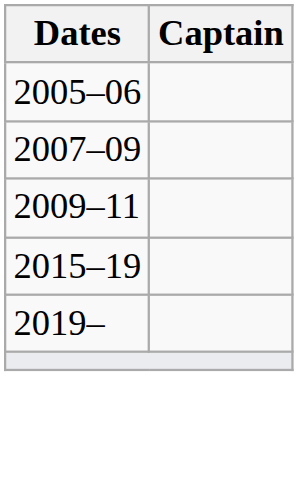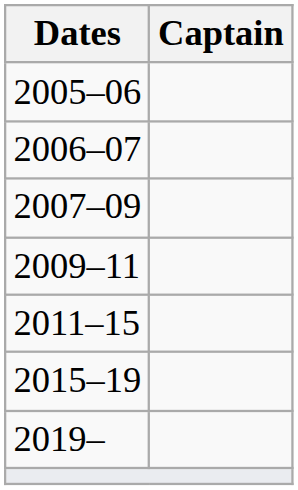+ row: (77, 149)
+ row: (77, 322)
